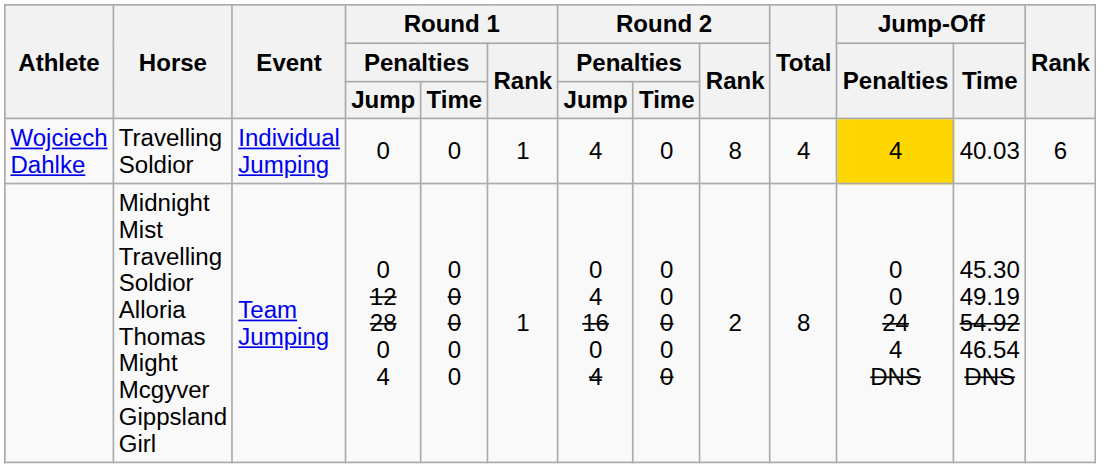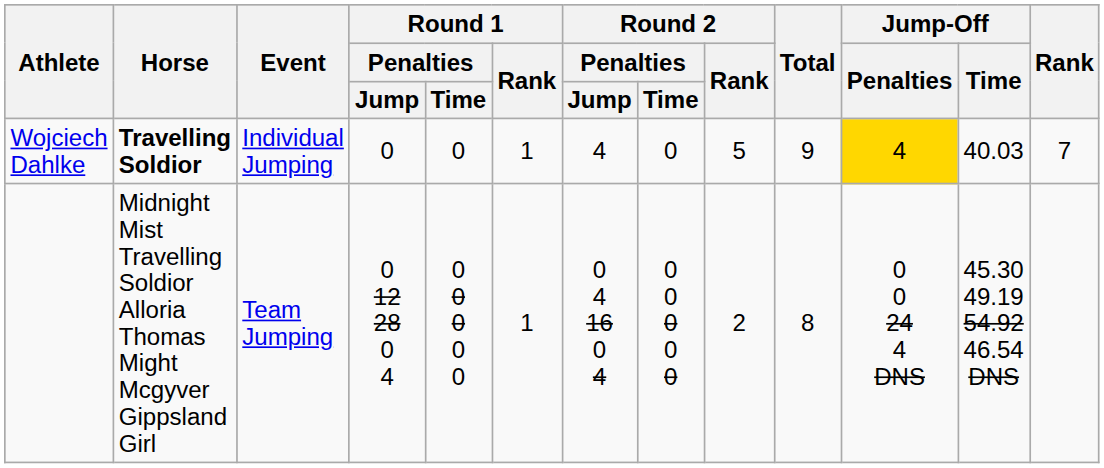(170, 152) normal -> (175, 152) bold
(735, 152) 8 -> (739, 152) 5
(804, 152) 4 -> (808, 152) 9
(1060, 152) 6 -> (1064, 152) 7
